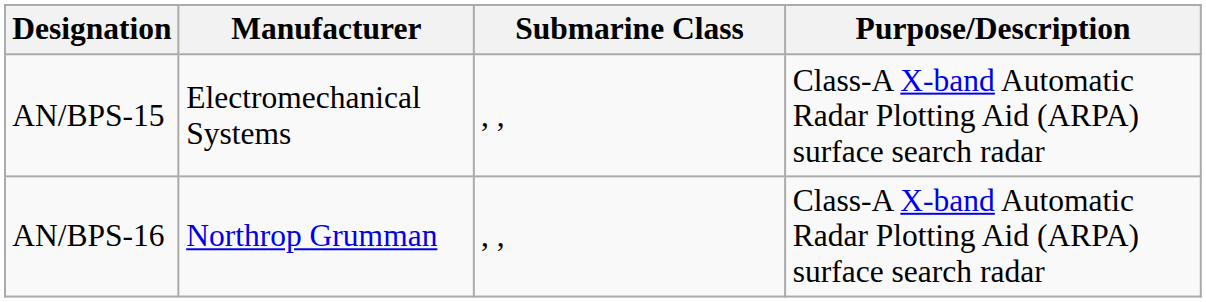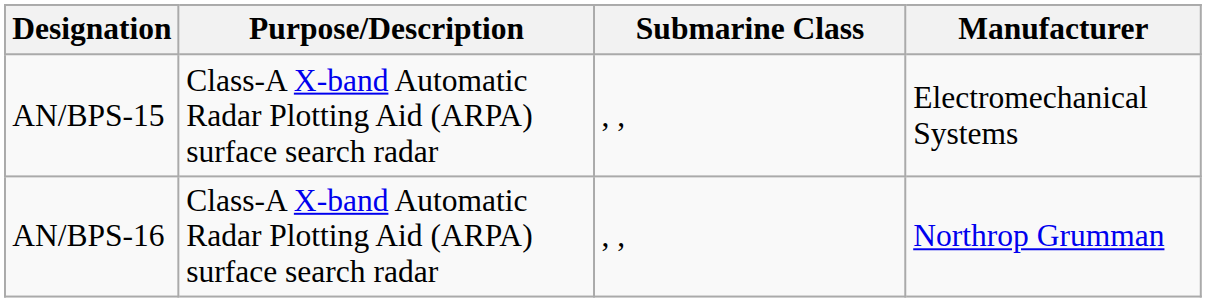columns swapped: (993, 29) <-> (326, 29)
